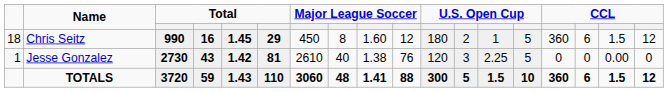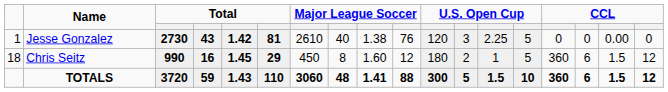rows swapped: (70, 58) <-> (56, 39)
